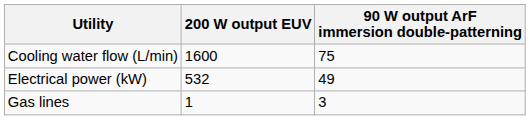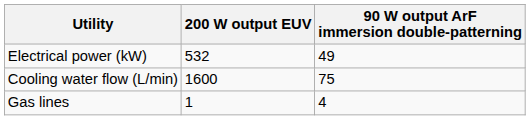rows swapped: (77, 79) <-> (93, 56)
(322, 102) 3 -> (322, 102) 4
